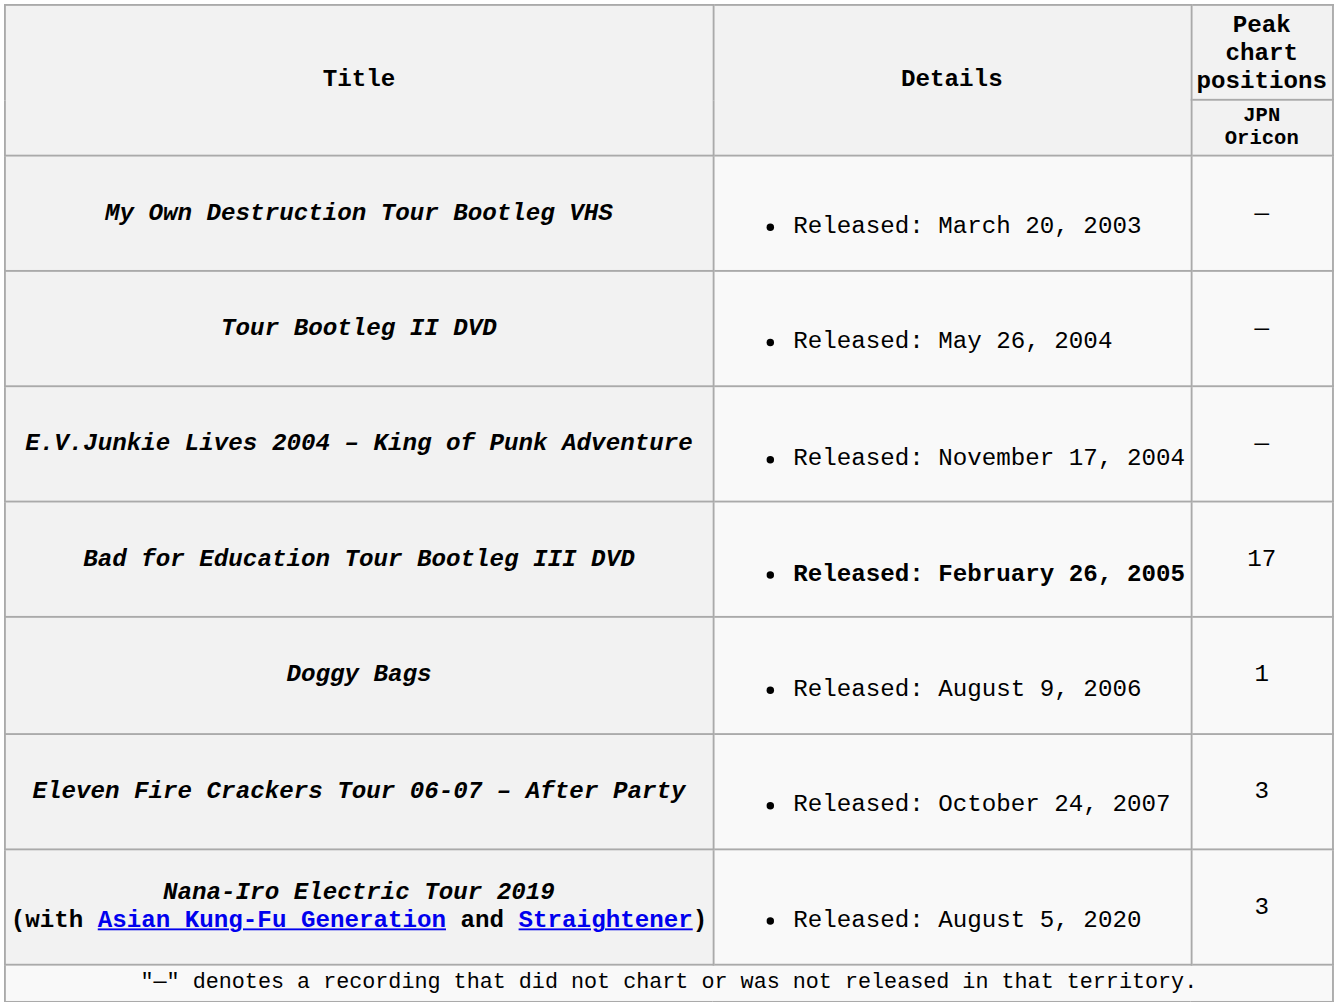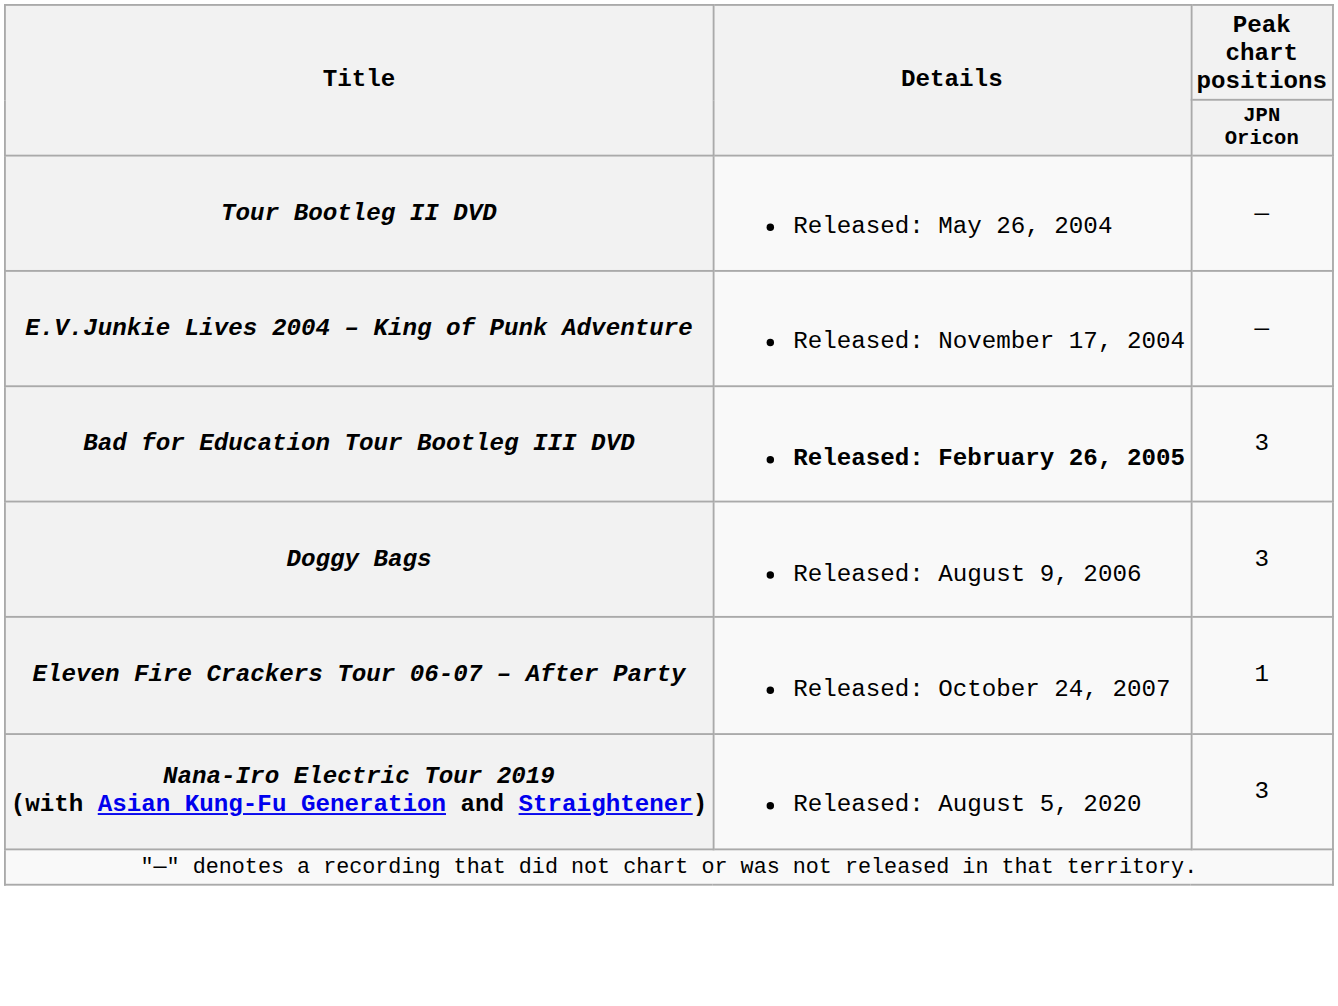- row: (359, 213)
(1262, 560) 17 -> (1262, 444) 3
(1262, 675) 1 -> (1262, 560) 3
(1262, 791) 3 -> (1262, 675) 1
